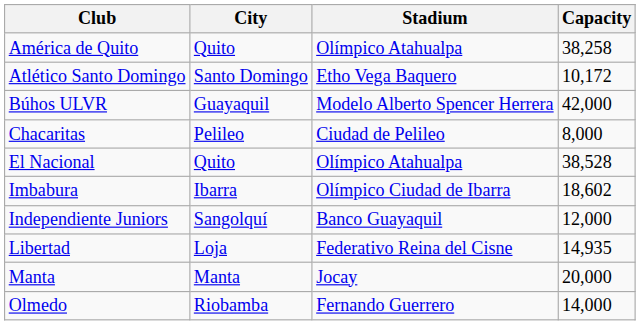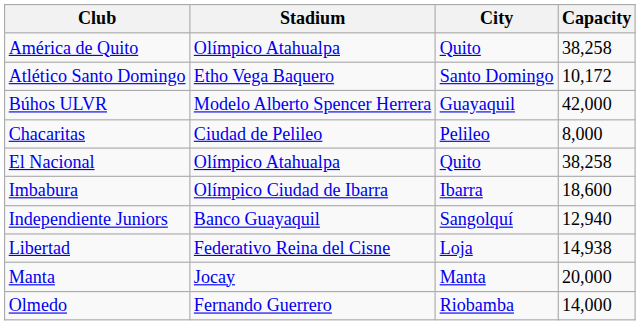columns swapped: (251, 18) <-> (435, 18)
(587, 162) 38,528 -> (587, 162) 38,258
(587, 190) 18,602 -> (587, 190) 18,600
(587, 219) 12,000 -> (587, 219) 12,940
(587, 248) 14,935 -> (587, 248) 14,938
